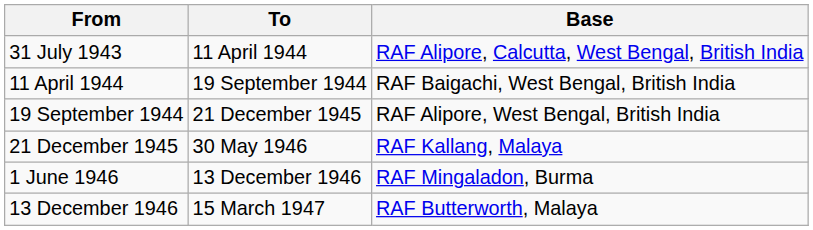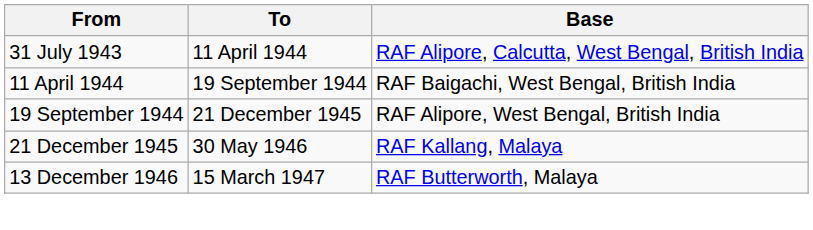- row: (64, 177)
